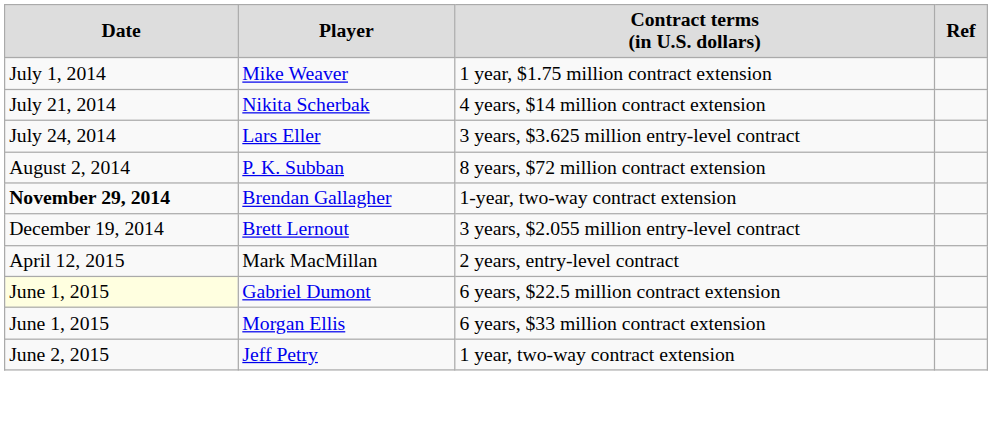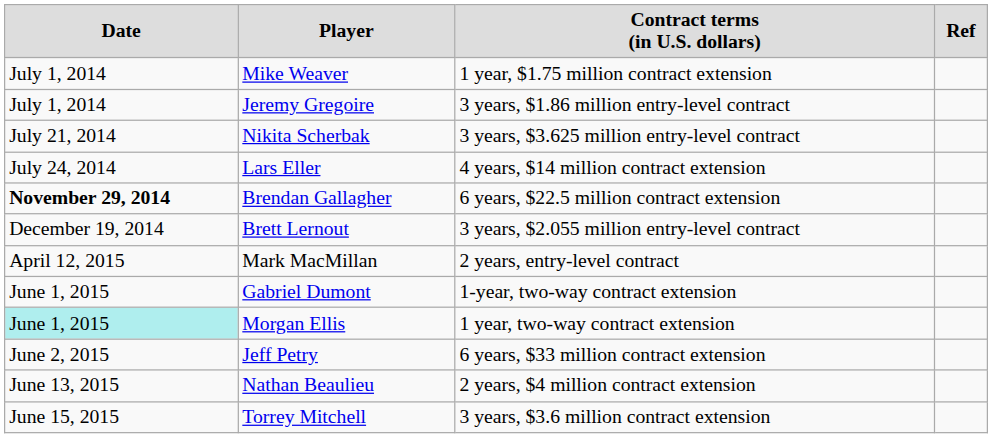+ row: (308, 104)
(612, 104) 4 years, $14 million contract extension -> (630, 135) 3 years, $3.625 million entry-level contract
(630, 135) 3 years, $3.625 million entry-level contract -> (612, 167) 4 years, $14 million contract extension
- row: (293, 167)
(598, 198) 1-year, two-way contract extension -> (620, 198) 6 years, $22.5 million contract extension
(59, 291) lightyellow background -> (59, 291) no background
(620, 291) 6 years, $22.5 million contract extension -> (598, 291) 1-year, two-way contract extension
(59, 323) no background -> (59, 323) paleturquoise background
(612, 323) 6 years, $33 million contract extension -> (597, 323) 1 year, two-way contract extension
(597, 354) 1 year, two-way contract extension -> (612, 354) 6 years, $33 million contract extension
+ row: (308, 385)
+ row: (304, 416)
